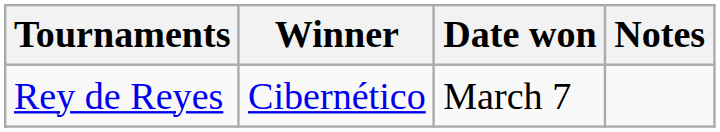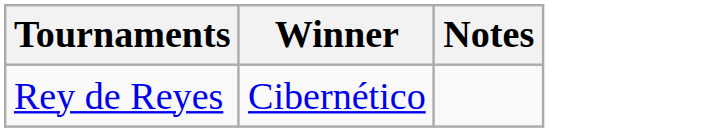- column: (520, 34)
